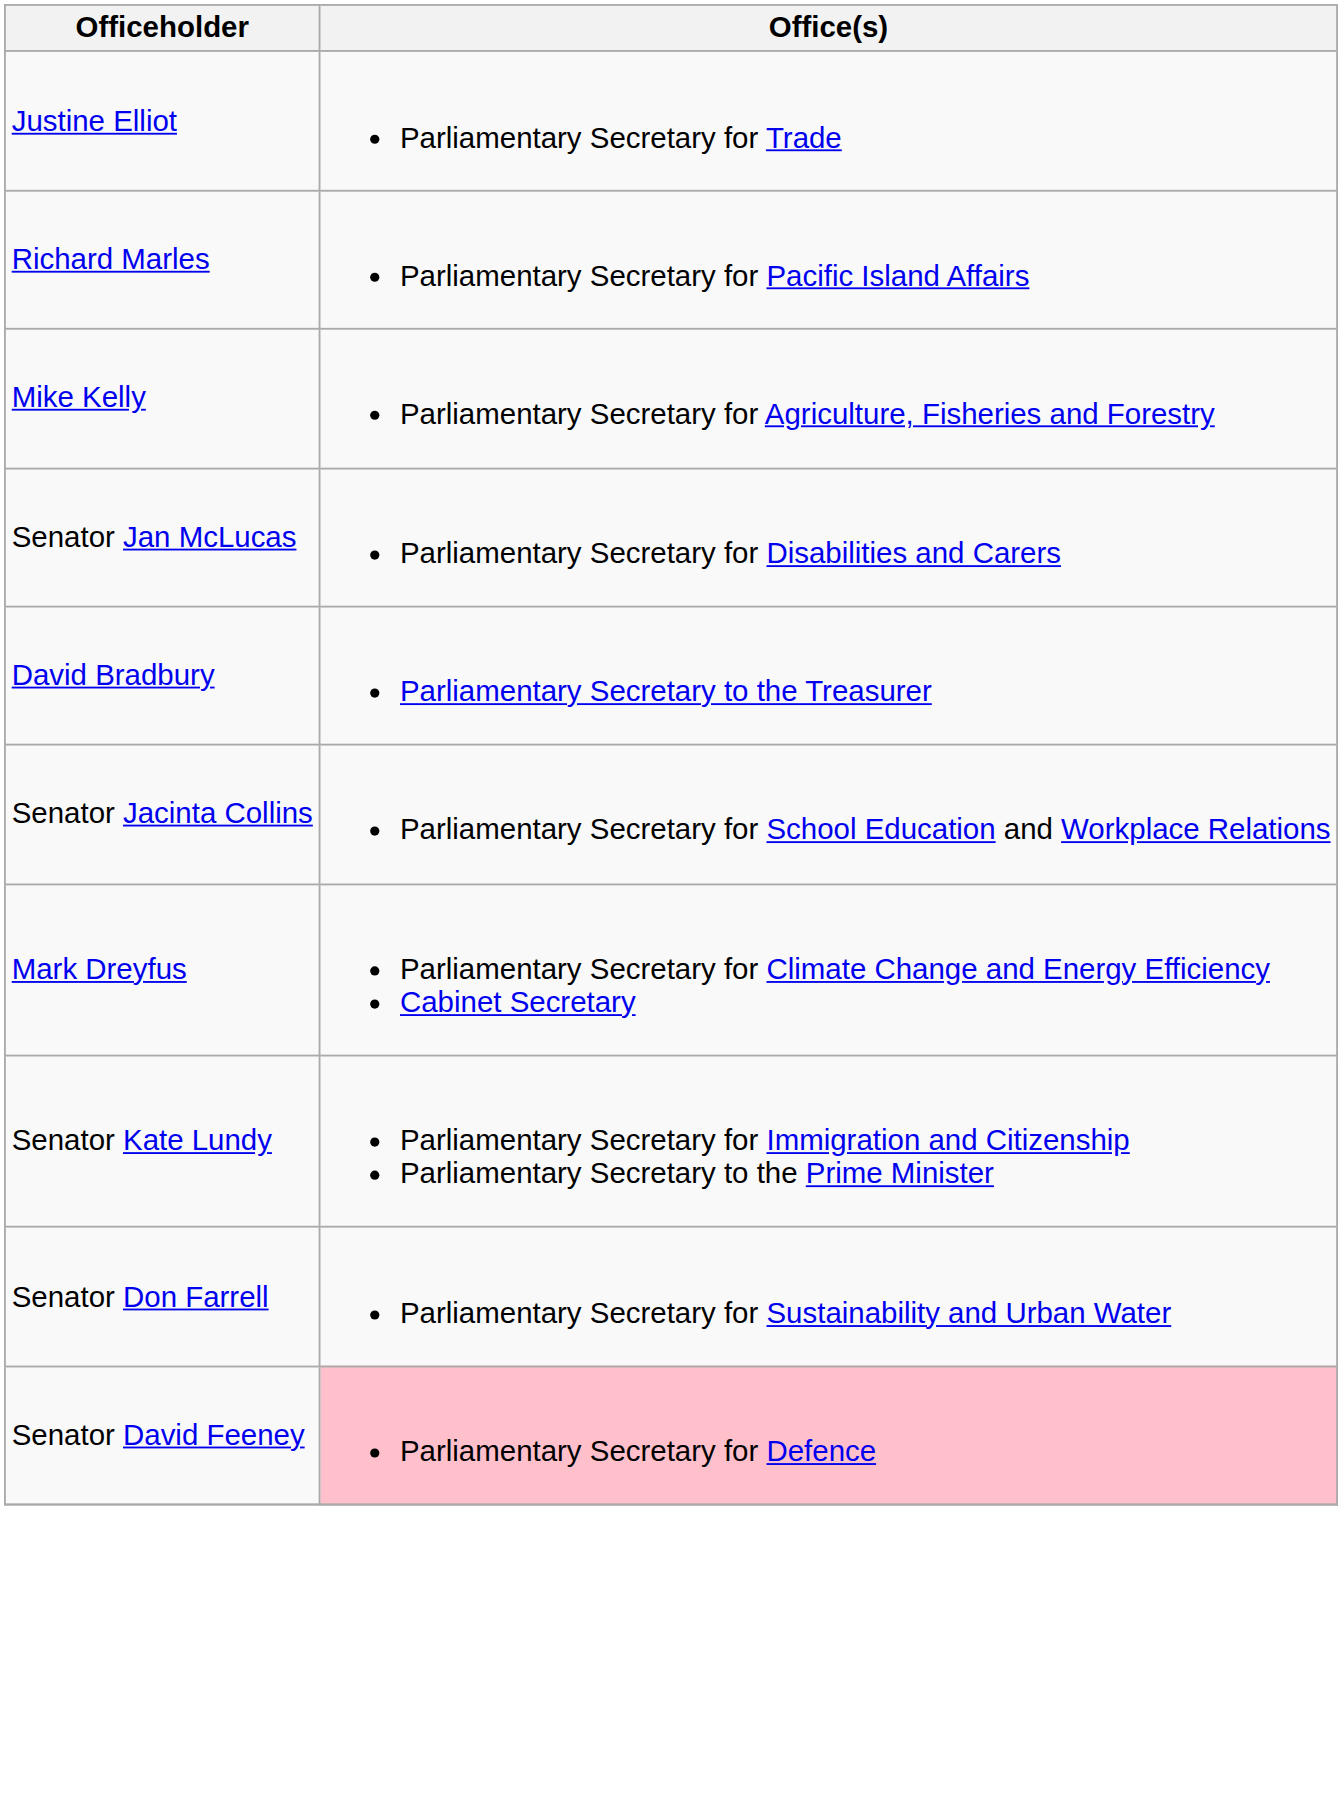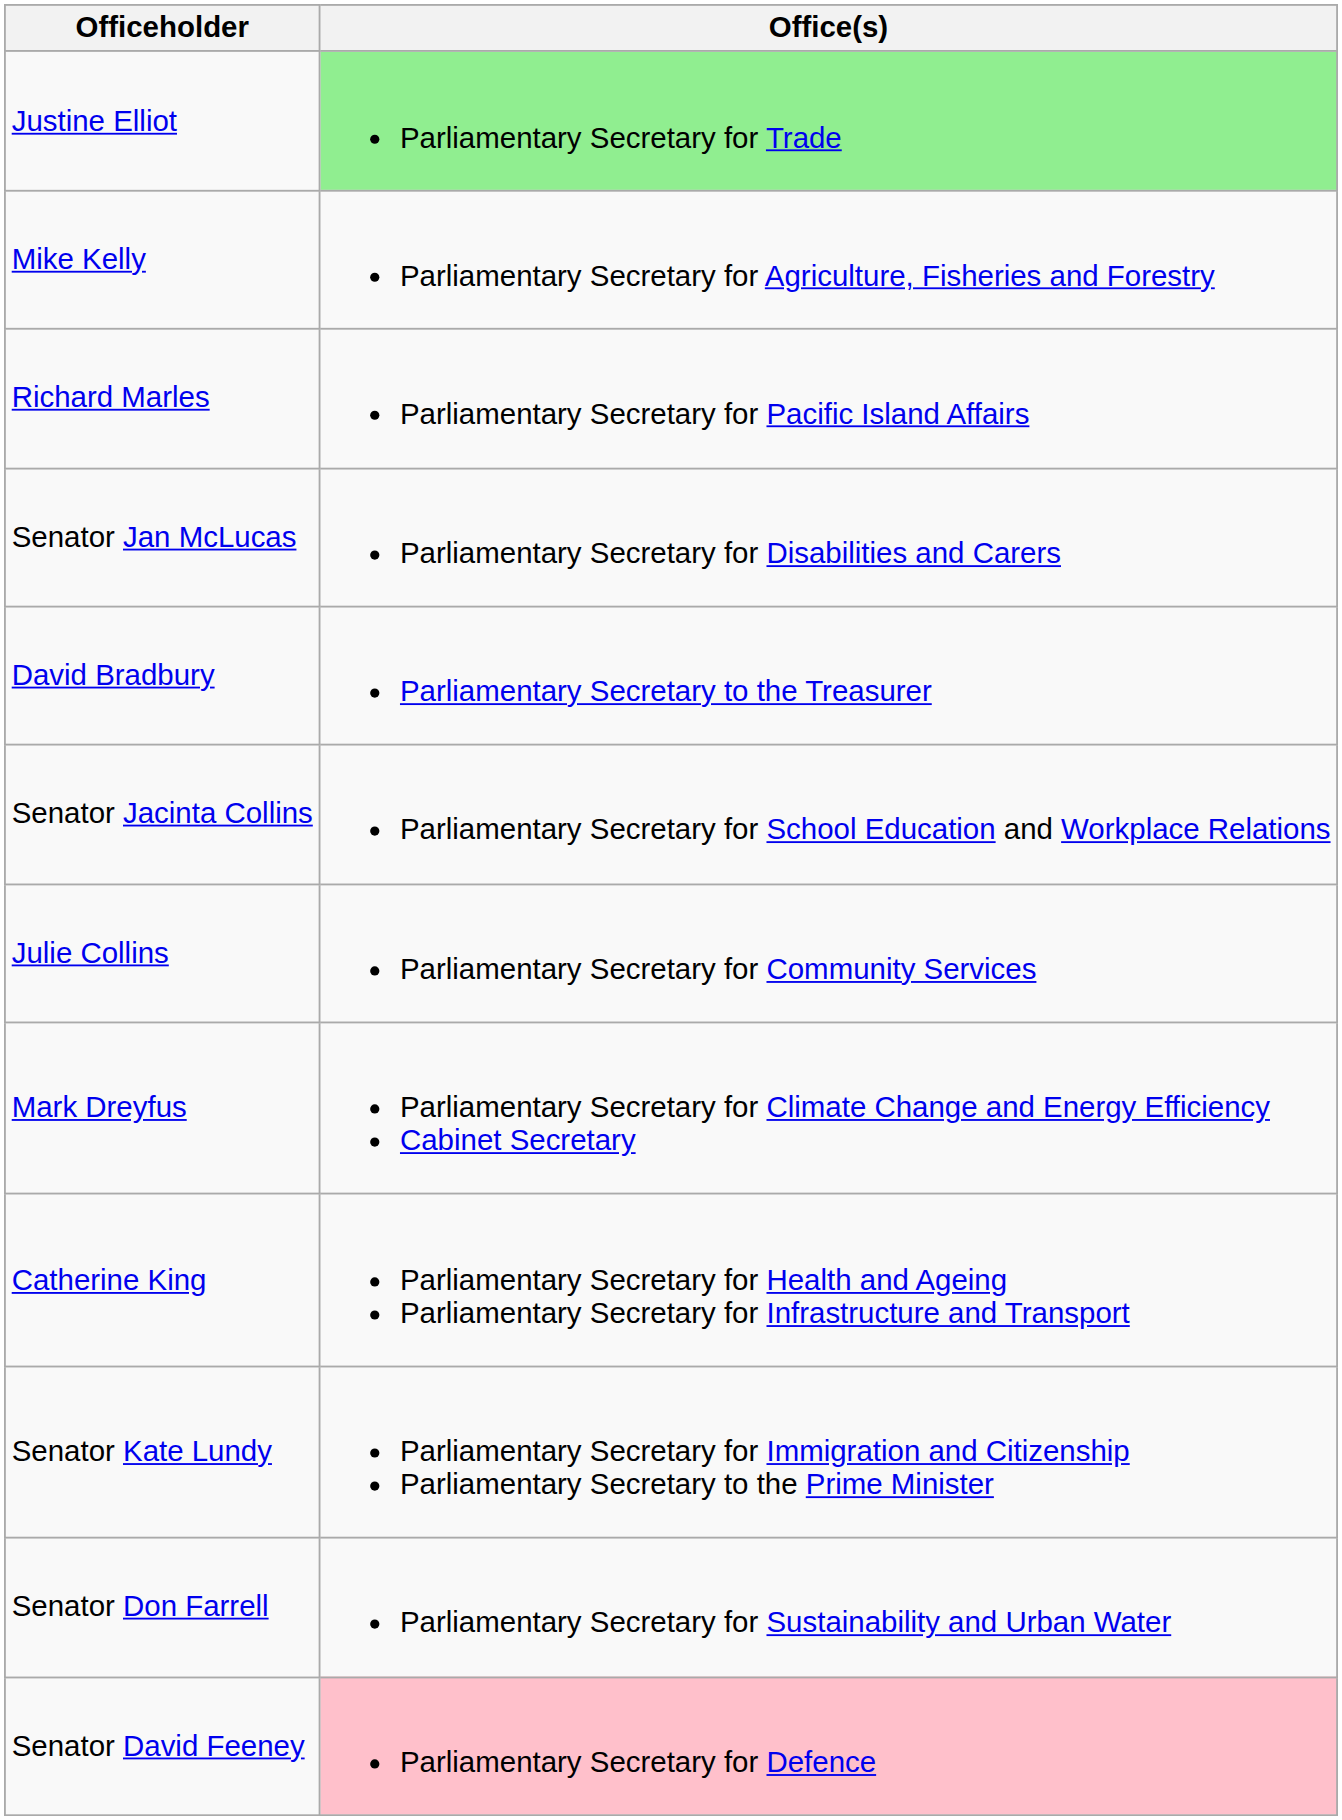(828, 138) no background -> (828, 138) lightgreen background
rows swapped: (79, 397) <-> (111, 259)
+ row: (90, 952)
+ row: (109, 1279)
